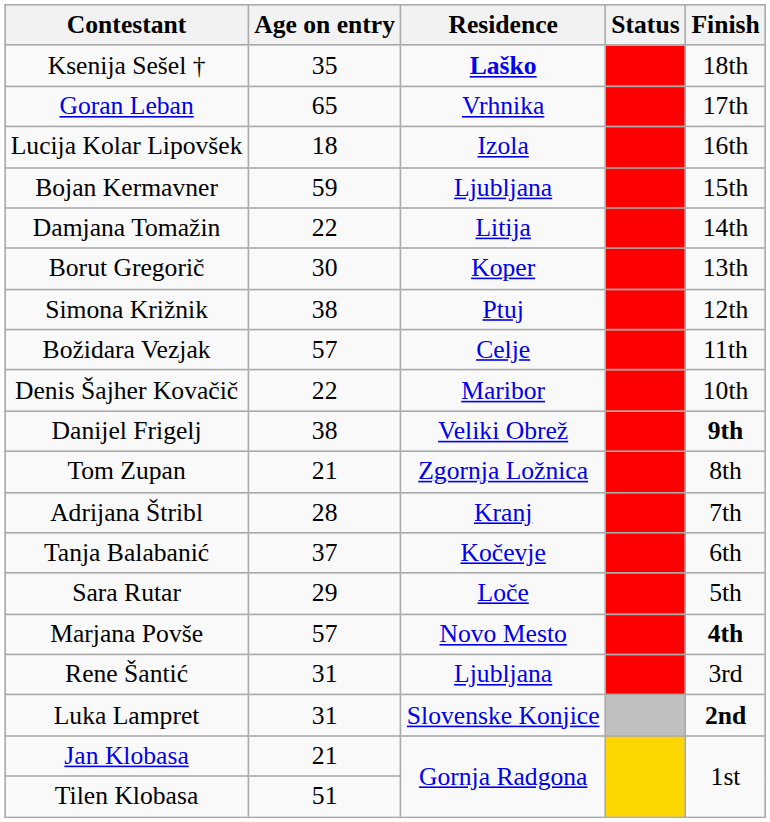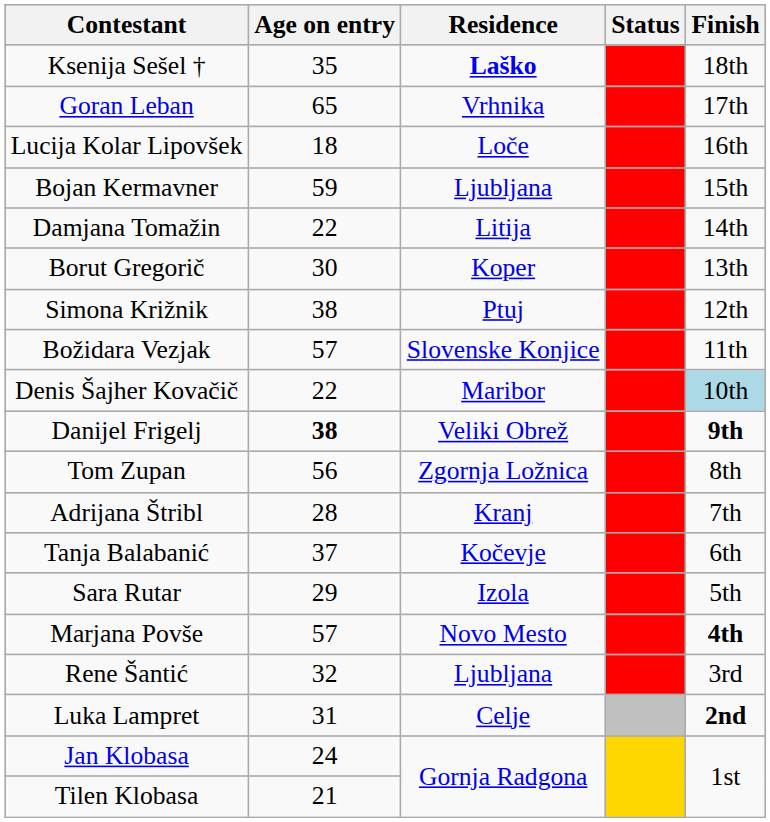(503, 146) Izola -> (503, 146) Loče
(503, 349) Celje -> (503, 349) Slovenske Konjice
(726, 390) no background -> (726, 390) lightblue background
(325, 430) normal -> (325, 430) bold
(325, 471) 21 -> (325, 471) 56
(503, 593) Loče -> (503, 593) Izola
(325, 674) 31 -> (325, 674) 32
(503, 715) Slovenske Konjice -> (503, 715) Celje
(325, 755) 21 -> (325, 755) 24
(325, 796) 51 -> (325, 796) 21
